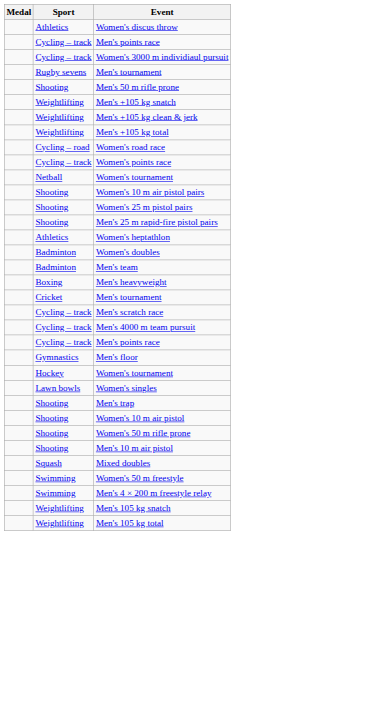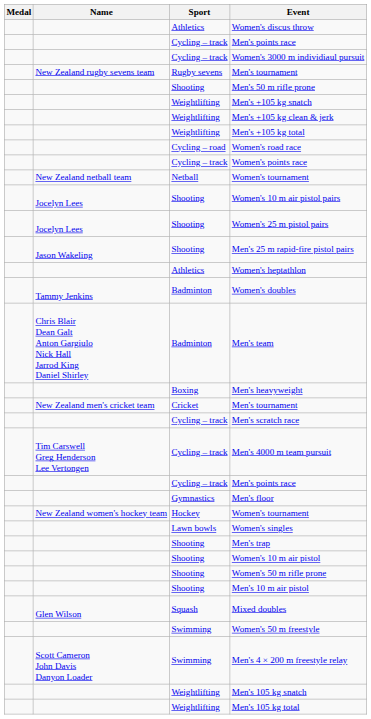+ column: (101, 12)
